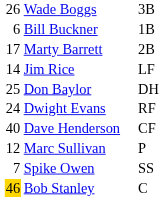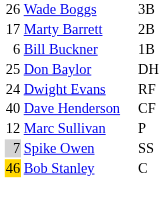rows swapped: (63, 49) <-> (61, 29)
- row: (49, 69)
(13, 168) no background -> (13, 148) lightgrey background
